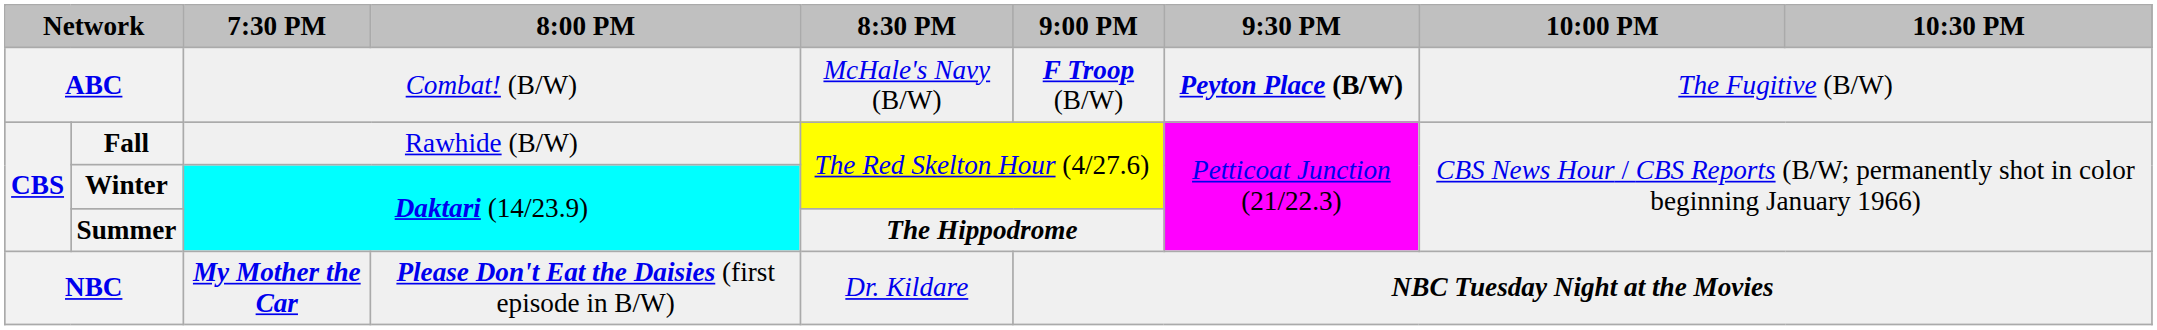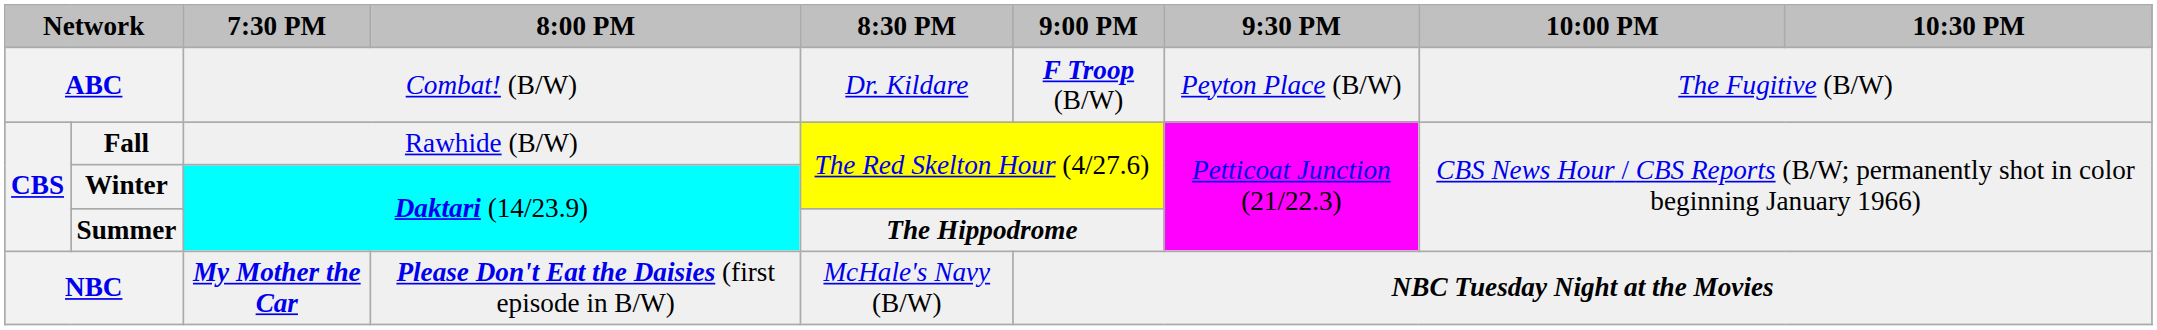(907, 84) McHale's Navy (B/W) -> (907, 84) Dr. Kildare
(1291, 84) bold -> (1291, 84) normal
(907, 287) Dr. Kildare -> (907, 287) McHale's Navy (B/W)
